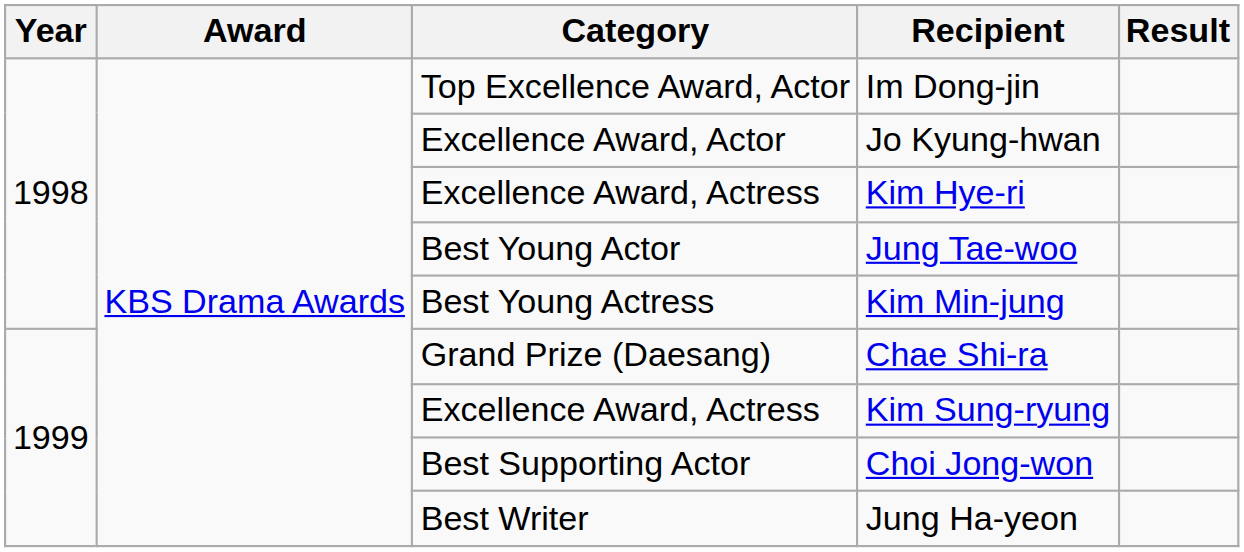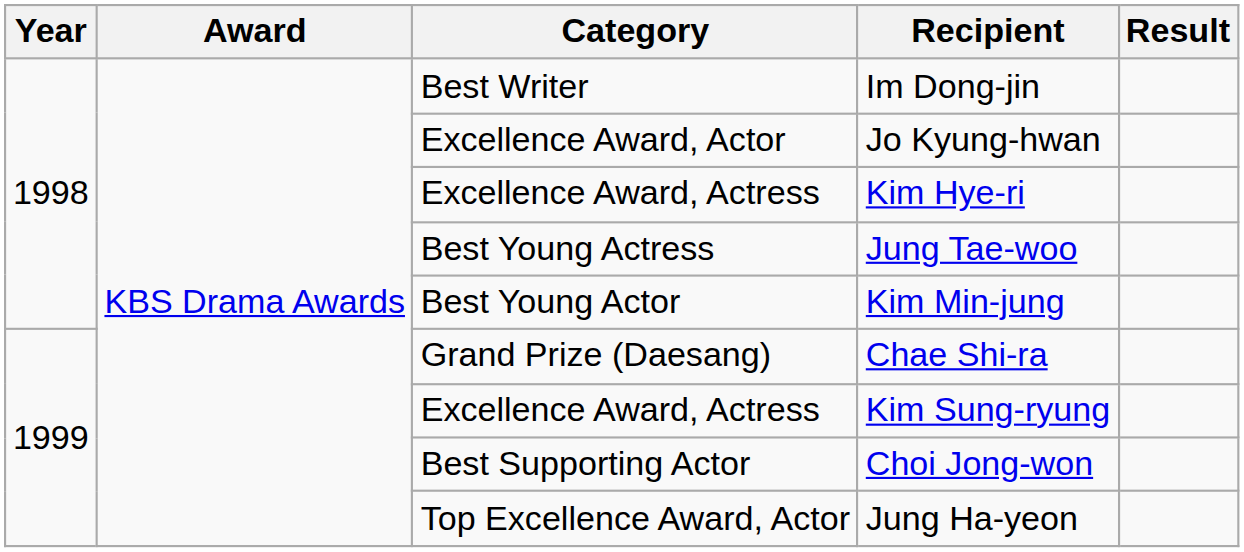(635, 85) Top Excellence Award, Actor -> (505, 85) Best Writer
(550, 247) Best Young Actor -> (568, 247) Best Young Actress
(568, 301) Best Young Actress -> (550, 301) Best Young Actor
(505, 517) Best Writer -> (635, 517) Top Excellence Award, Actor
